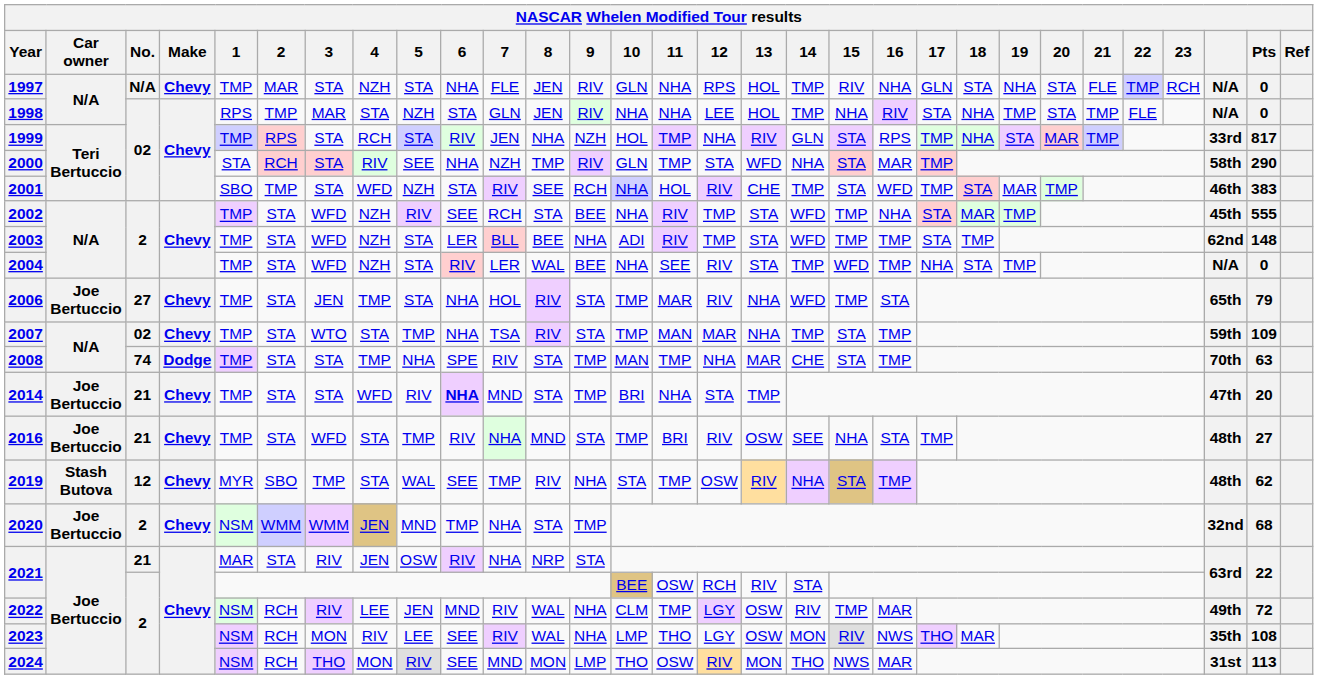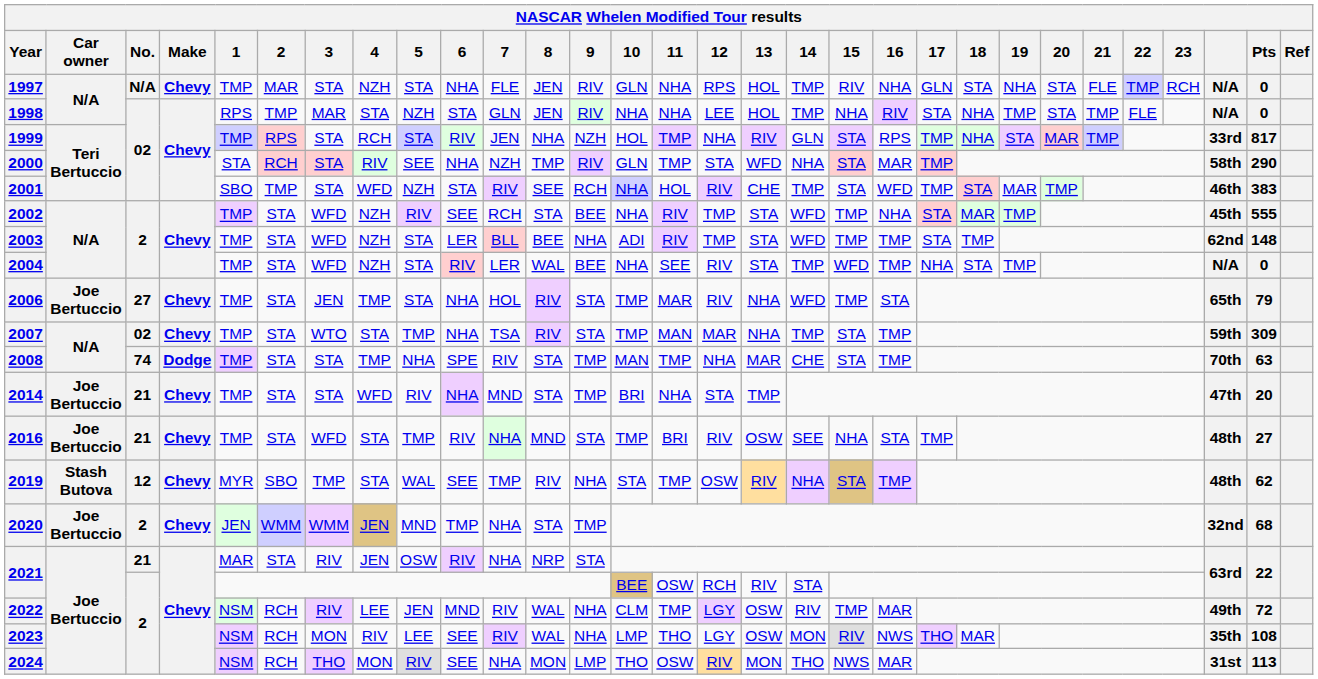(1264, 334) 109 -> (1264, 334) 309
(462, 394) bold -> (462, 394) normal
(236, 525) NSM -> (236, 525) JEN
(505, 662) MND -> (505, 662) NHA
